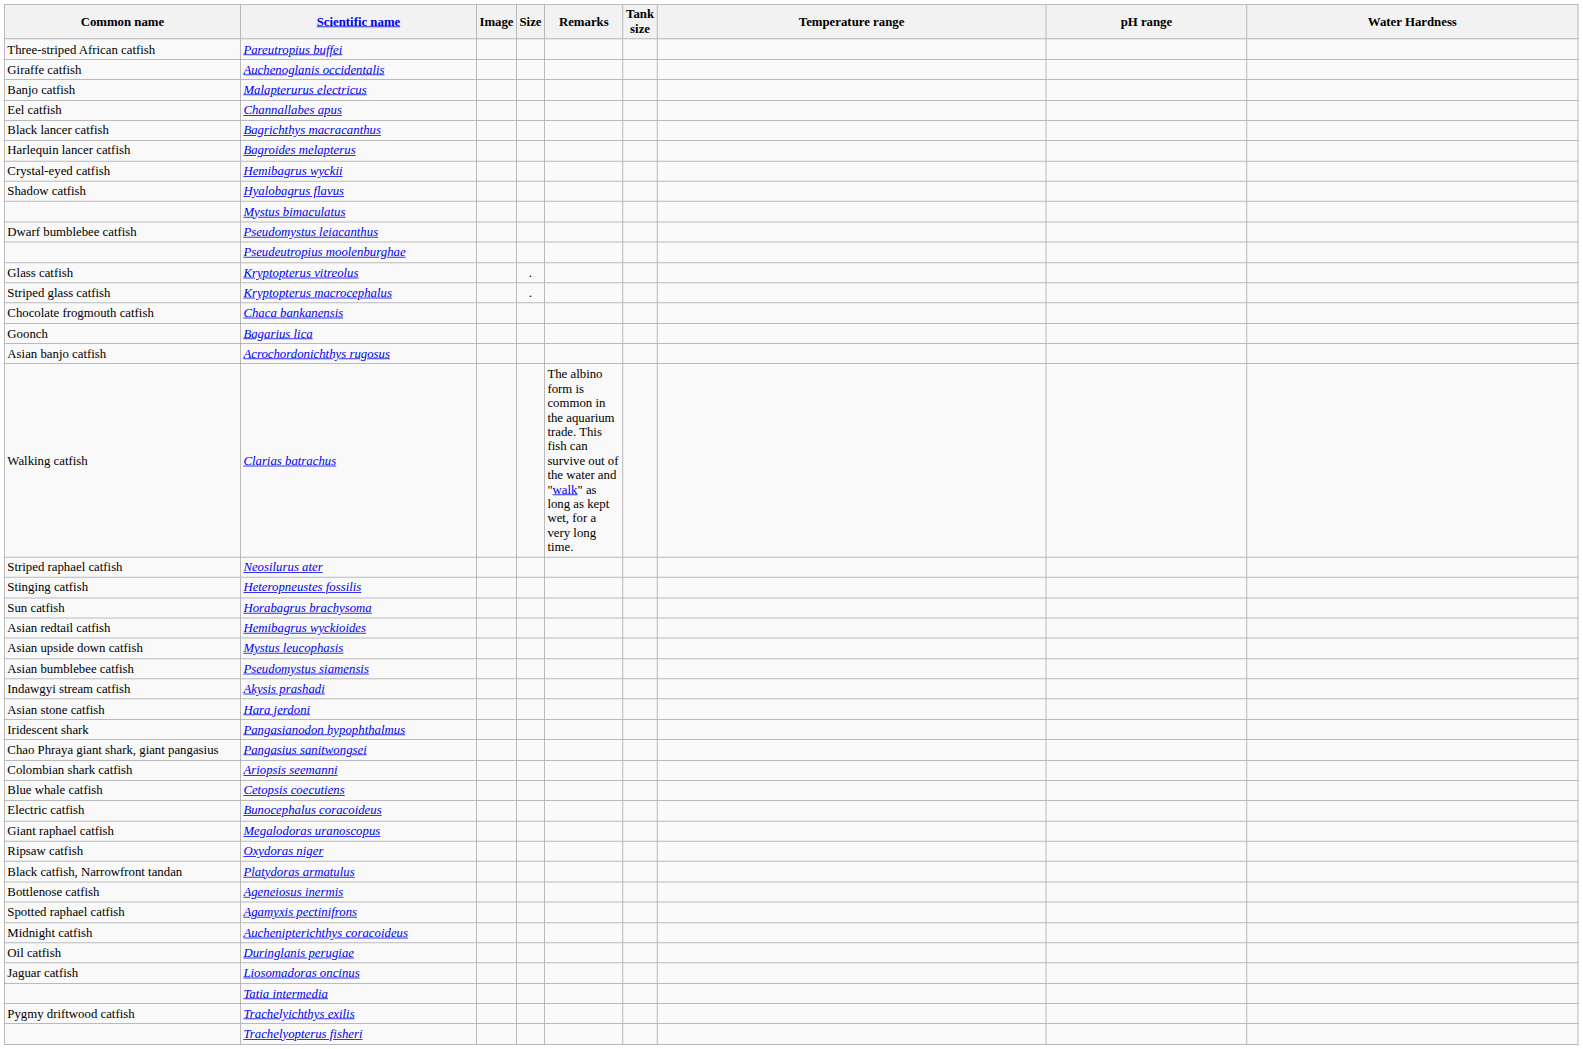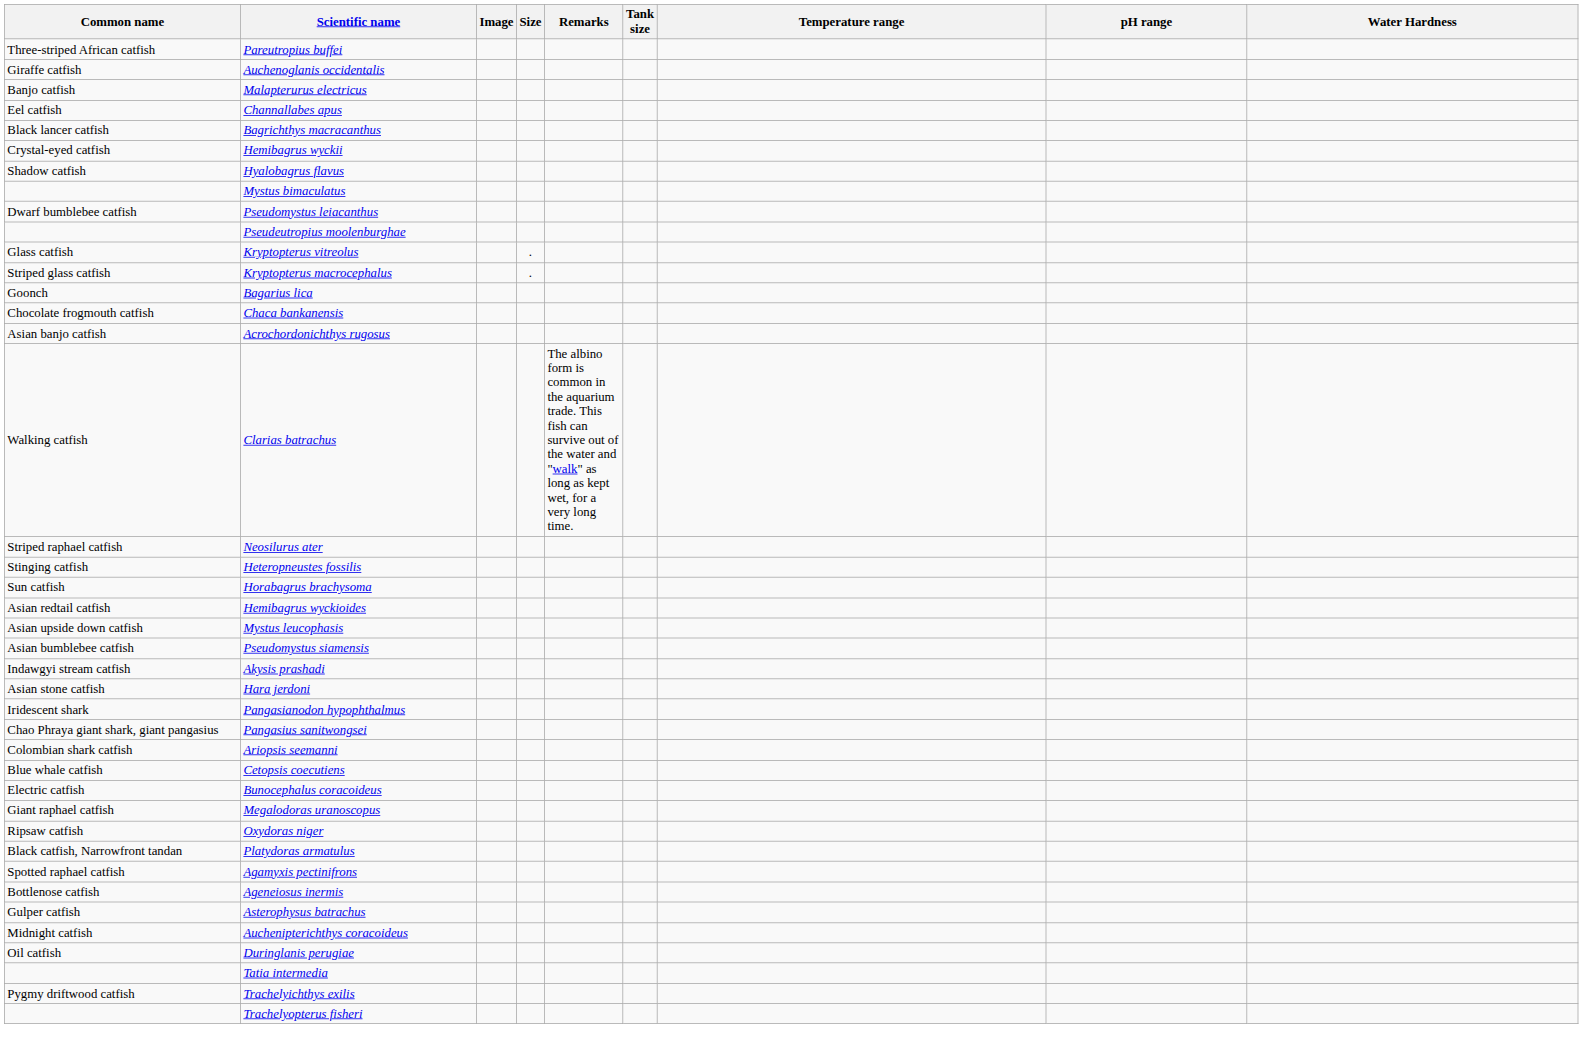- row: (300, 150)
rows swapped: (278, 333) <-> (293, 313)
rows swapped: (300, 912) <-> (293, 892)
+ row: (304, 912)
- row: (302, 973)
